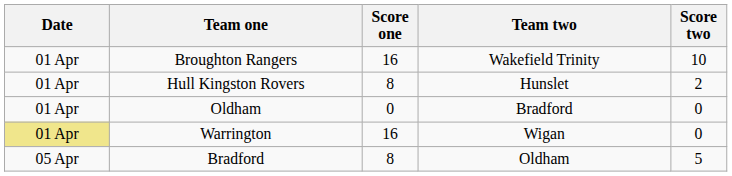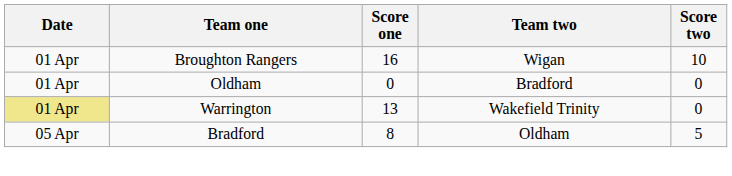(544, 59) Wakefield Trinity -> (544, 59) Wigan
- row: (236, 84)
(390, 134) 16 -> (390, 109) 13
(544, 134) Wigan -> (544, 109) Wakefield Trinity
